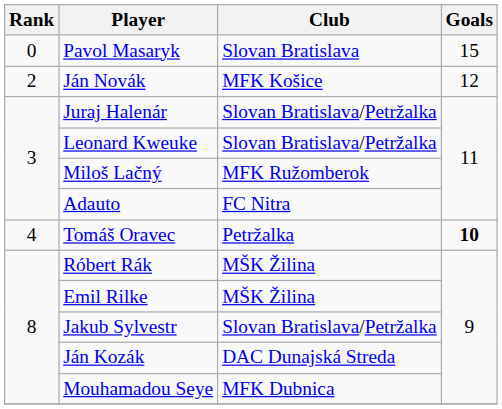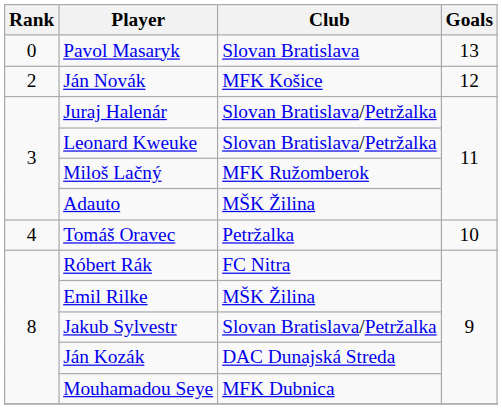(469, 50) 15 -> (469, 50) 13
(256, 204) FC Nitra -> (269, 204) MŠK Žilina
(469, 234) bold -> (469, 234) normal
(269, 265) MŠK Žilina -> (256, 265) FC Nitra
